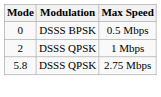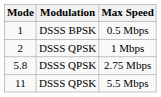(20, 30) 0 -> (20, 30) 1
+ row: (128, 83)
